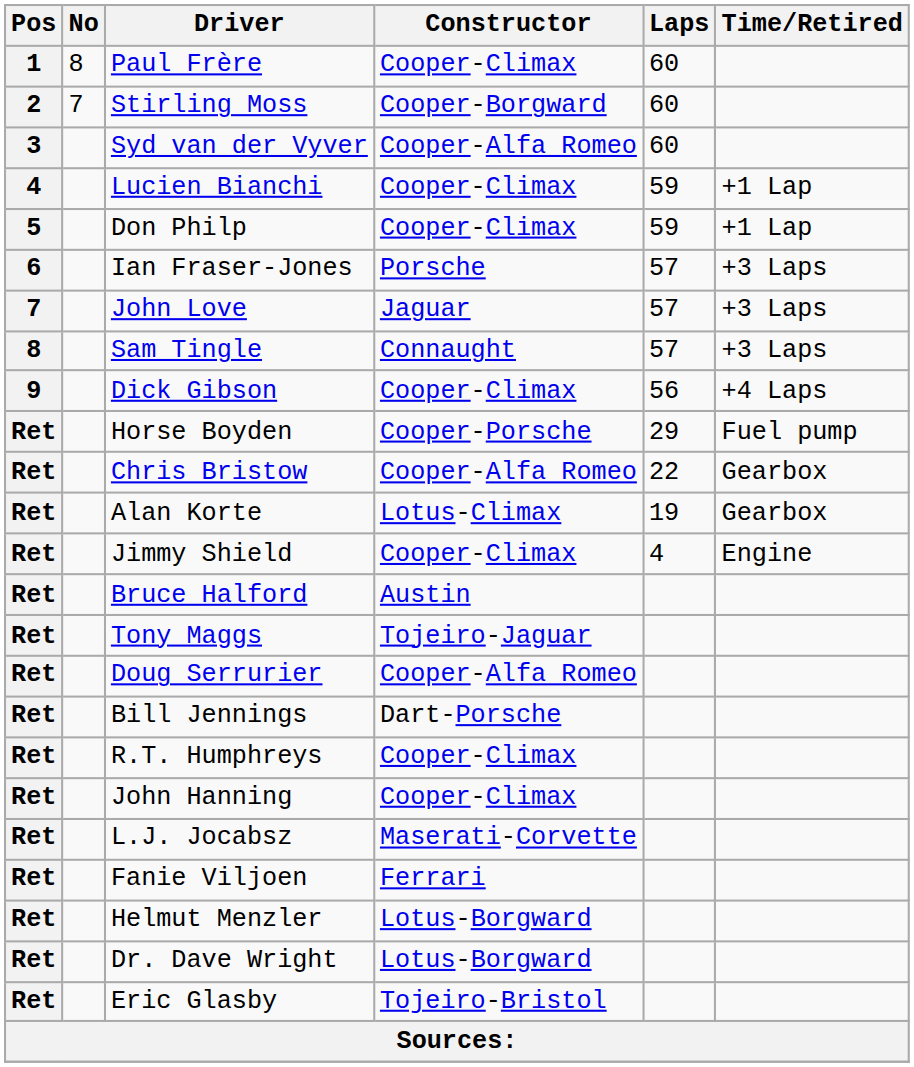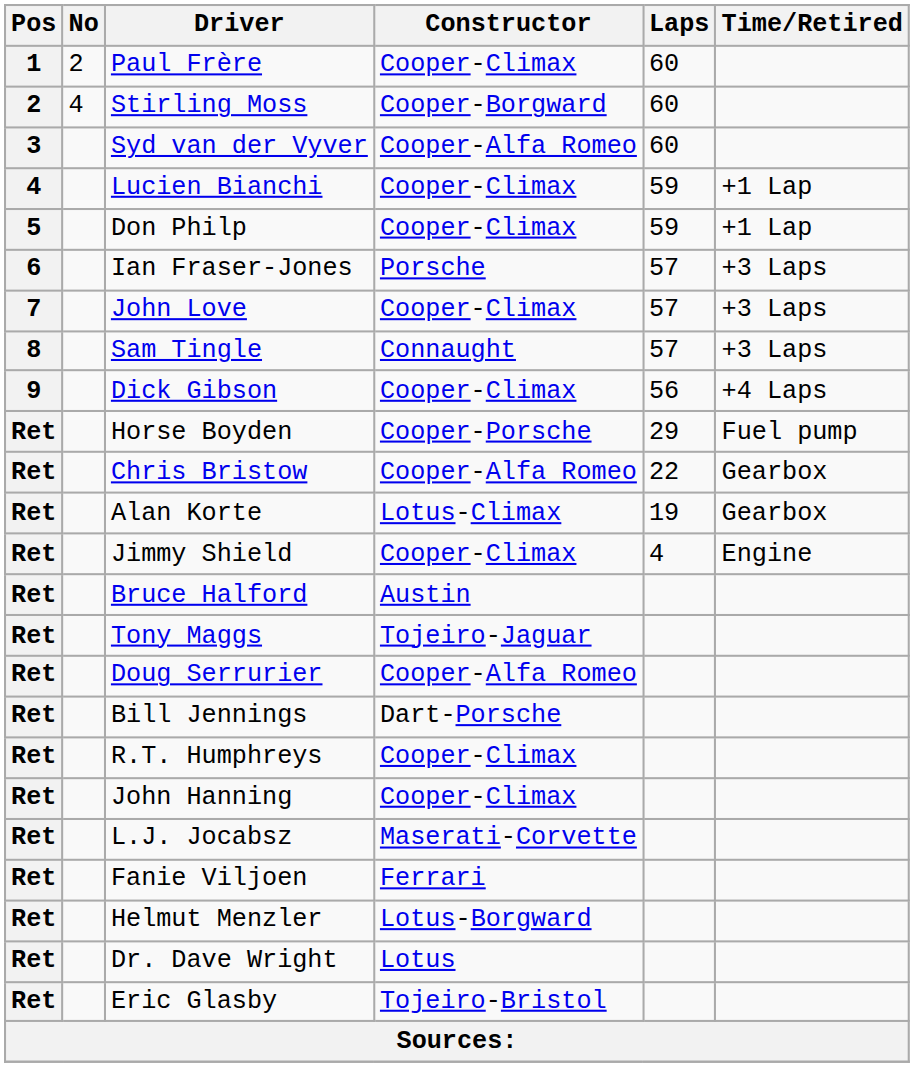(76, 66) 8 -> (76, 66) 2
(76, 107) 7 -> (76, 107) 4
(425, 310) Jaguar -> (478, 310) Cooper-Climax
(486, 961) Lotus-Borgward -> (418, 961) Lotus
